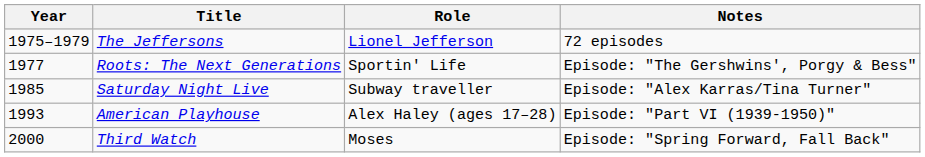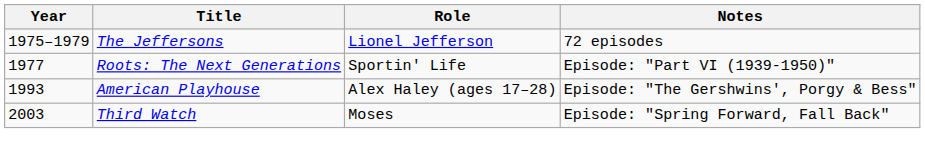(740, 66) Episode: "The Gershwins', Porgy & Bess" -> (699, 66) Episode: "Part VI (1939-1950)"
- row: (183, 91)
(699, 115) Episode: "Part VI (1939-1950)" -> (740, 91) Episode: "The Gershwins', Porgy & Bess"
(26, 140) 2000 -> (26, 115) 2003
